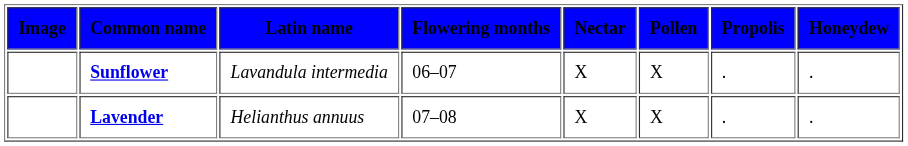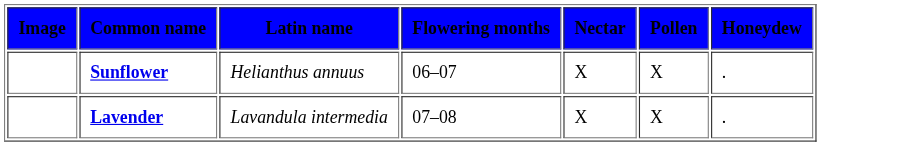- column: (753, 28)
(309, 72) Lavandula intermedia -> (297, 72) Helianthus annuus
(297, 117) Helianthus annuus -> (309, 117) Lavandula intermedia
